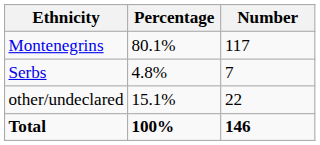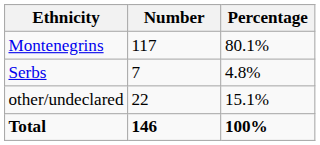columns swapped: (268, 18) <-> (174, 18)
